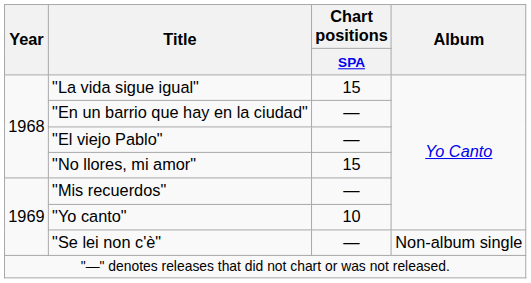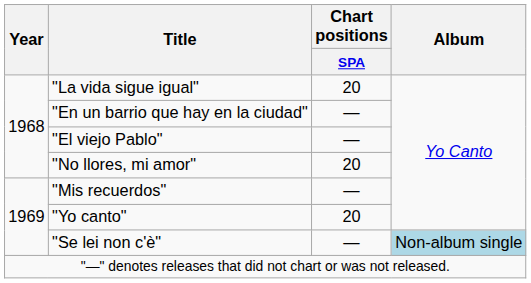(352, 87) 15 -> (352, 87) 20
(352, 165) 15 -> (352, 165) 20
(352, 216) 10 -> (352, 216) 20
(459, 242) no background -> (459, 242) lightblue background
